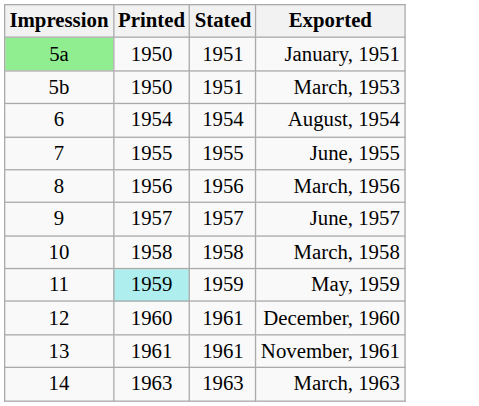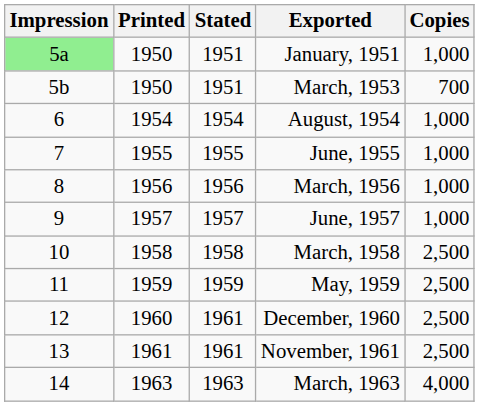+ column: (439, 20)
(152, 284) paleturquoise background -> (152, 284) no background
